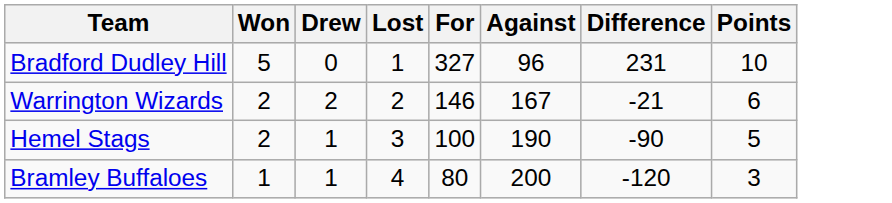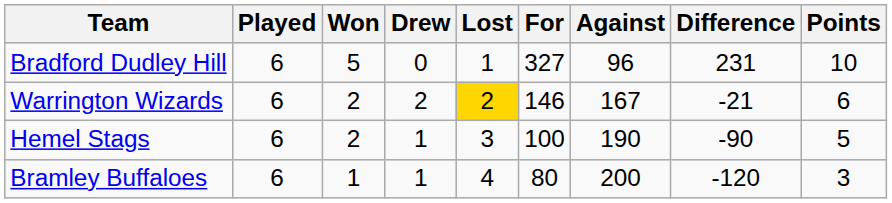+ column: (277, 23)
(398, 100) no background -> (487, 100) gold background
